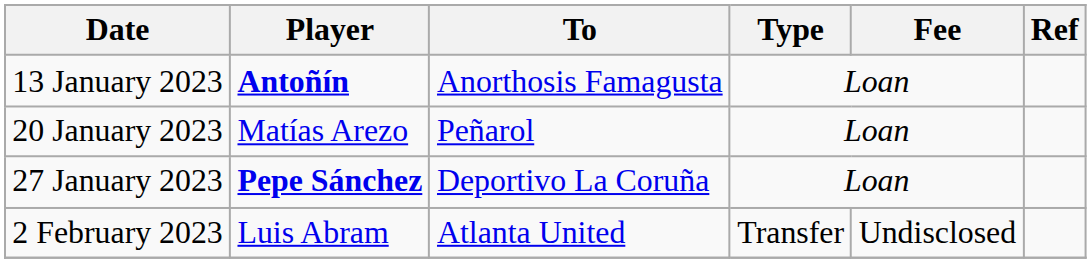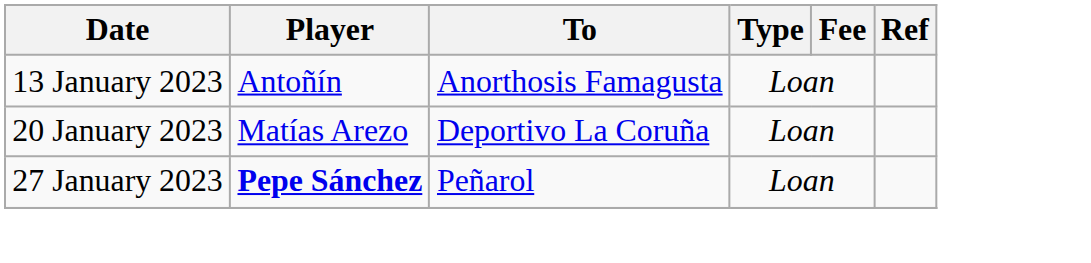(293, 80) bold -> (290, 80) normal
(486, 130) Peñarol -> (573, 130) Deportivo La Coruña
(573, 181) Deportivo La Coruña -> (486, 181) Peñarol
- row: (118, 231)
